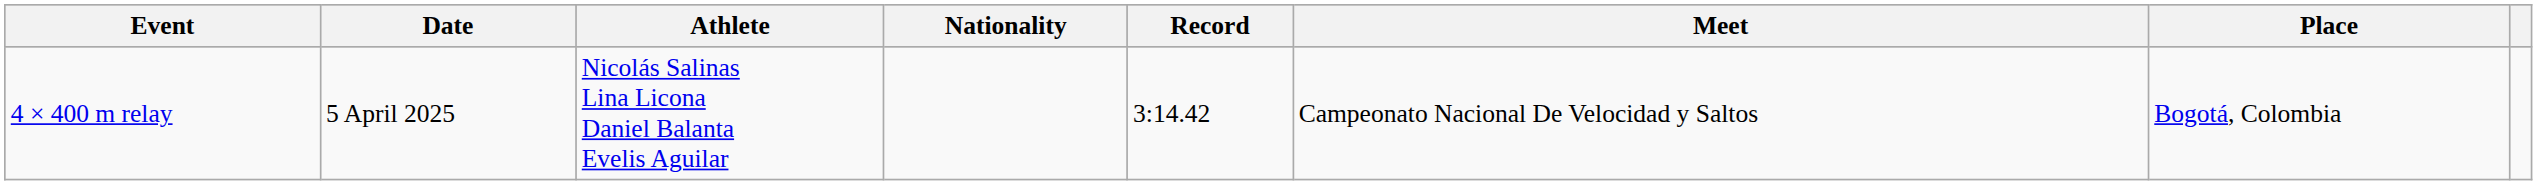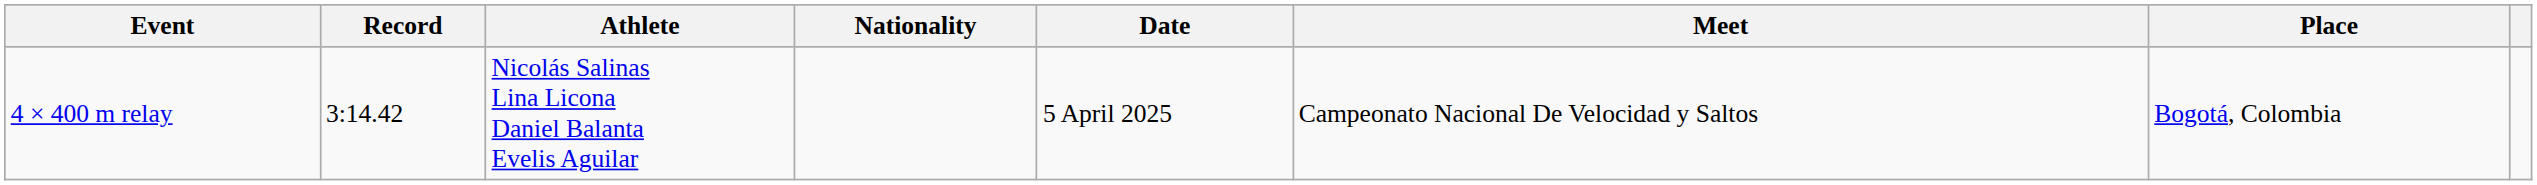columns swapped: (1210, 25) <-> (448, 25)
